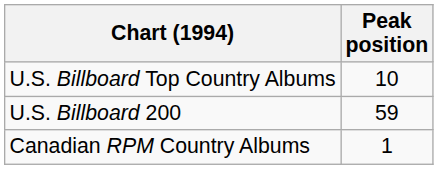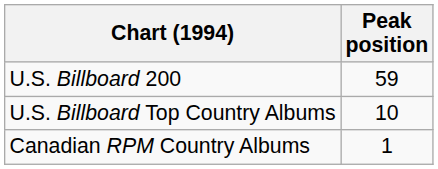rows swapped: (173, 79) <-> (95, 112)
